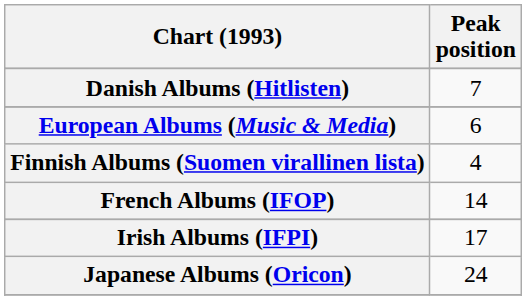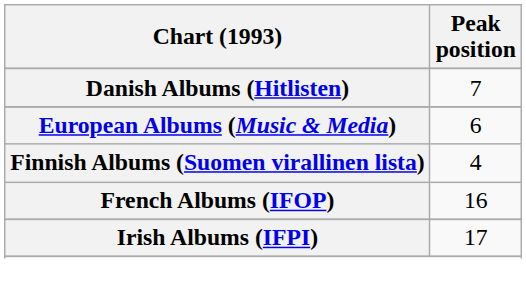(476, 200) 14 -> (476, 200) 16
- row: (217, 275)
